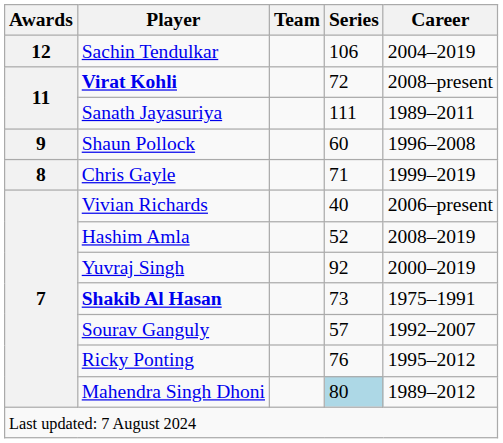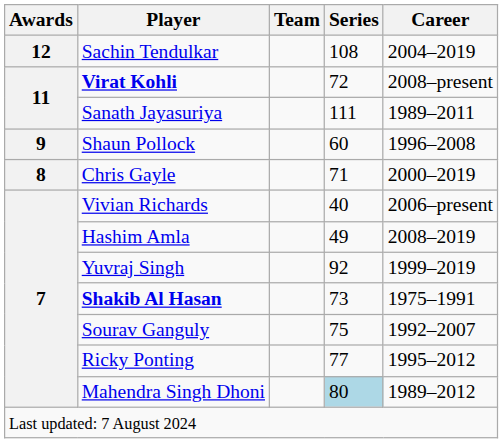(344, 50) 106 -> (344, 50) 108
(432, 174) 1999–2019 -> (432, 174) 2000–2019
(339, 236) 52 -> (339, 236) 49
(432, 267) 2000–2019 -> (432, 267) 1999–2019
(339, 329) 57 -> (339, 329) 75
(339, 360) 76 -> (339, 360) 77
